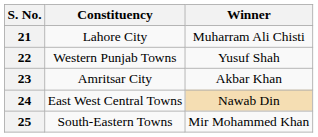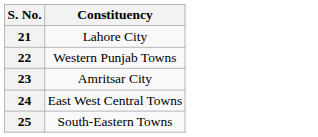- column: (249, 15)
